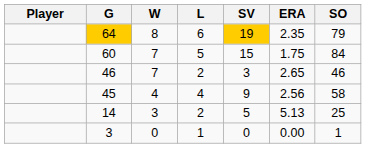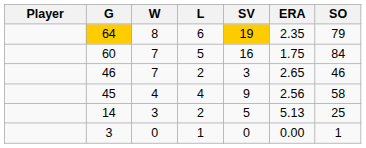(246, 53) 15 -> (246, 53) 16
